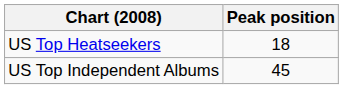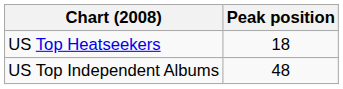(281, 70) 45 -> (281, 70) 48
